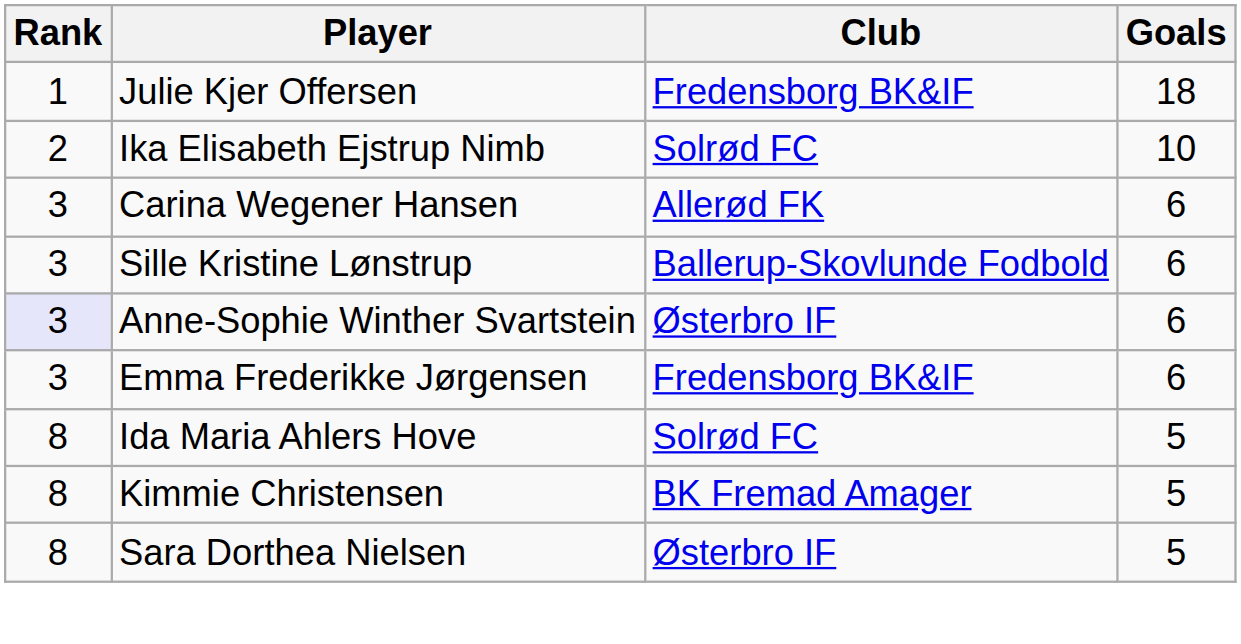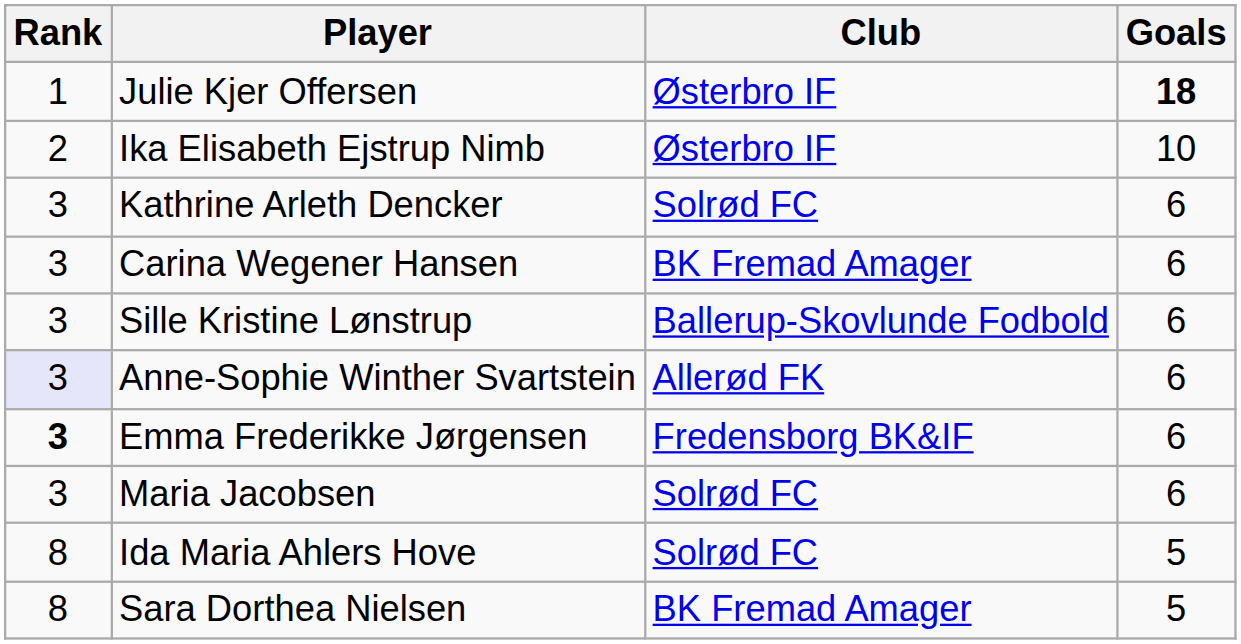(813, 90) Fredensborg BK&IF -> (744, 90) Østerbro IF
(1176, 90) normal -> (1176, 90) bold
(735, 148) Solrød FC -> (744, 148) Østerbro IF
+ row: (311, 206)
(738, 206) Allerød FK -> (812, 263) BK Fremad Amager
(744, 321) Østerbro IF -> (738, 378) Allerød FK
(58, 378) normal -> (58, 436) bold
+ row: (247, 494)
- row: (282, 494)
(744, 551) Østerbro IF -> (812, 609) BK Fremad Amager
